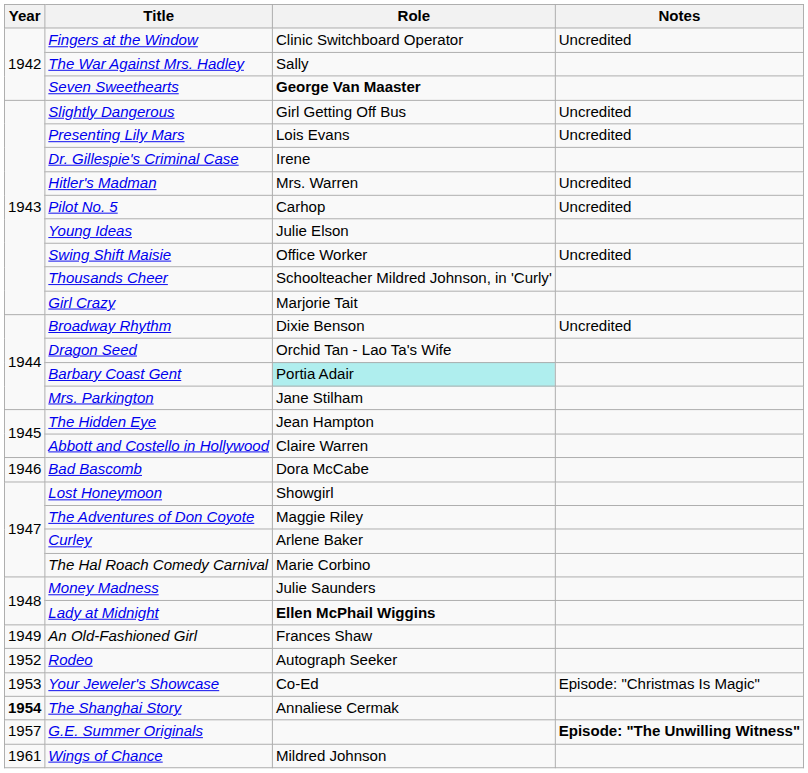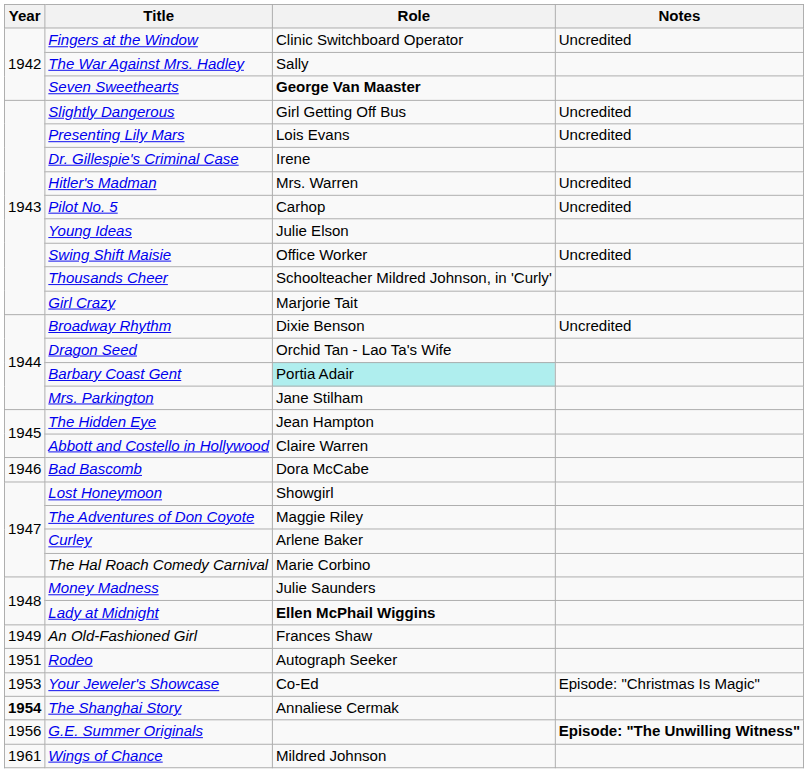(25, 660) 1952 -> (25, 660) 1951
(25, 732) 1957 -> (25, 732) 1956
